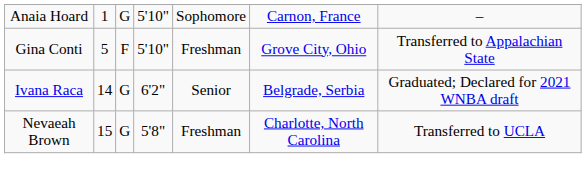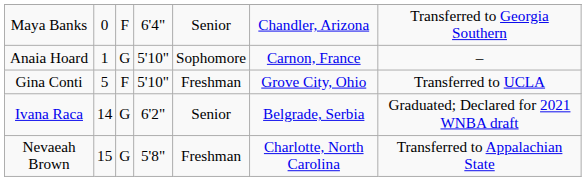+ row: (49, 25)
(480, 49) Transferred to Appalachian State -> (480, 81) Transferred to UCLA
(480, 131) Transferred to UCLA -> (480, 155) Transferred to Appalachian State
